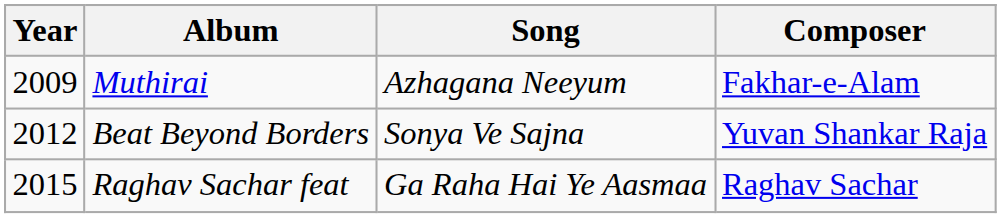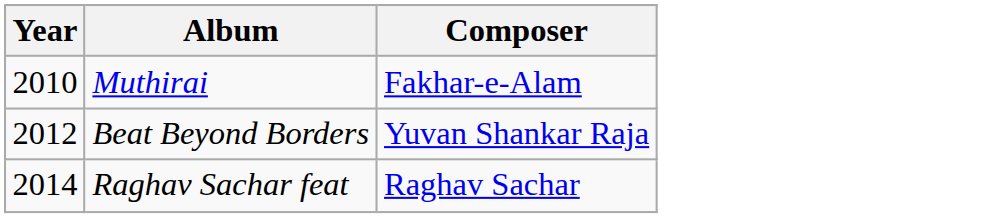- column: (546, 30)
(45, 81) 2009 -> (45, 81) 2010
(45, 184) 2015 -> (45, 184) 2014
